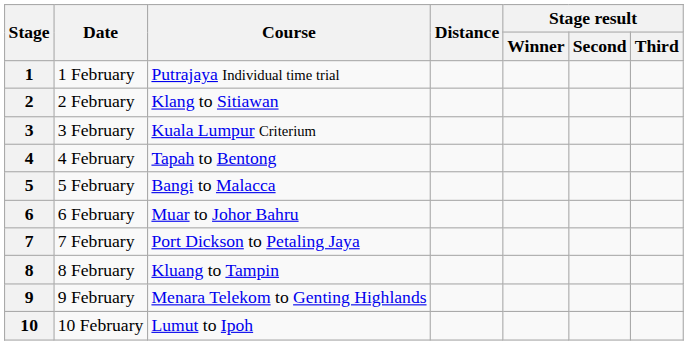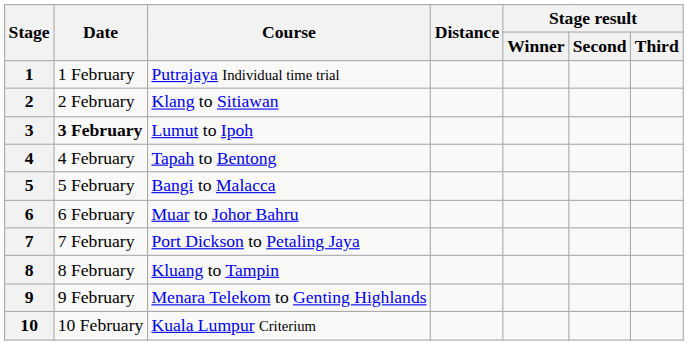(96, 130) normal -> (100, 130) bold
(234, 130) Kuala Lumpur Criterium -> (202, 130) Lumut to Ipoh
(202, 325) Lumut to Ipoh -> (234, 325) Kuala Lumpur Criterium
